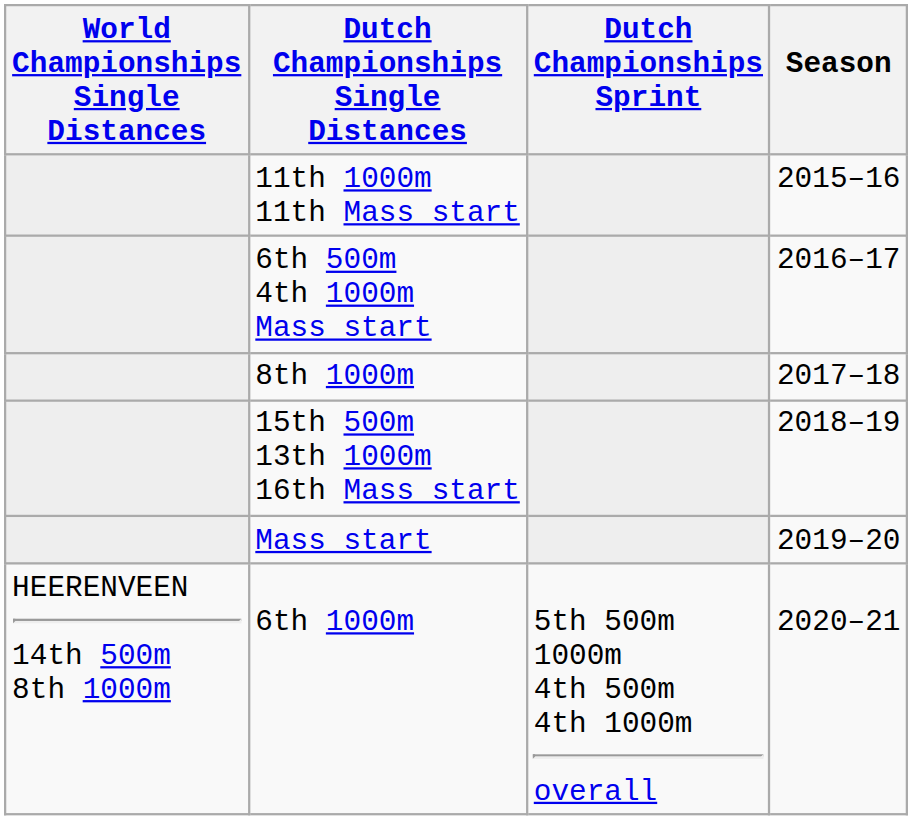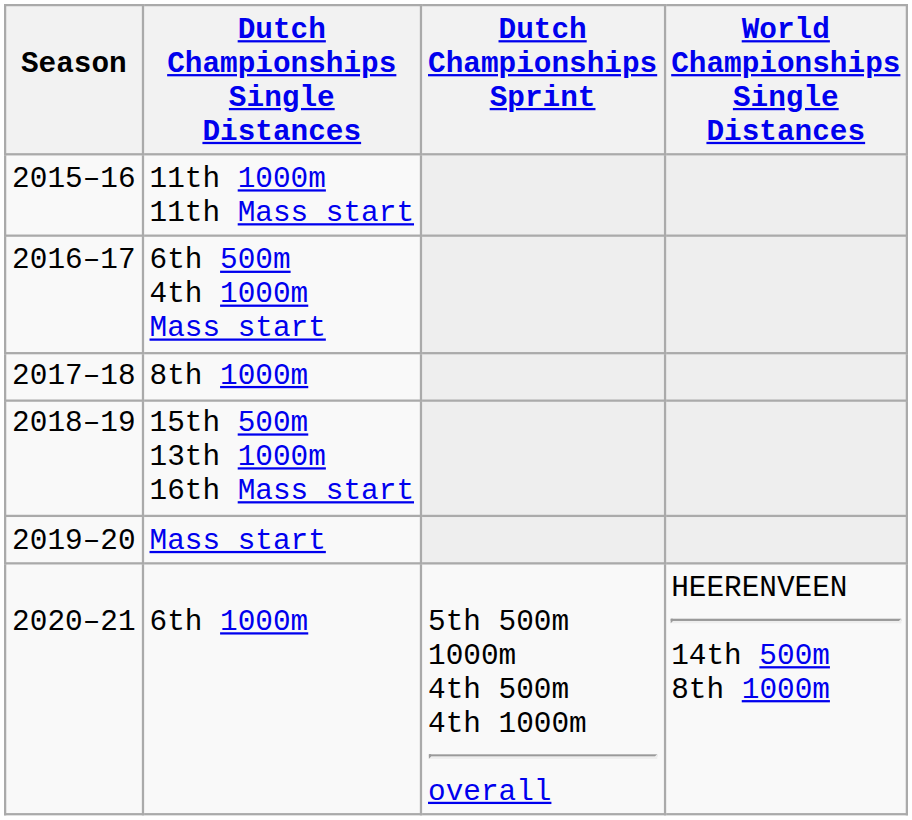columns swapped: (839, 63) <-> (127, 80)
